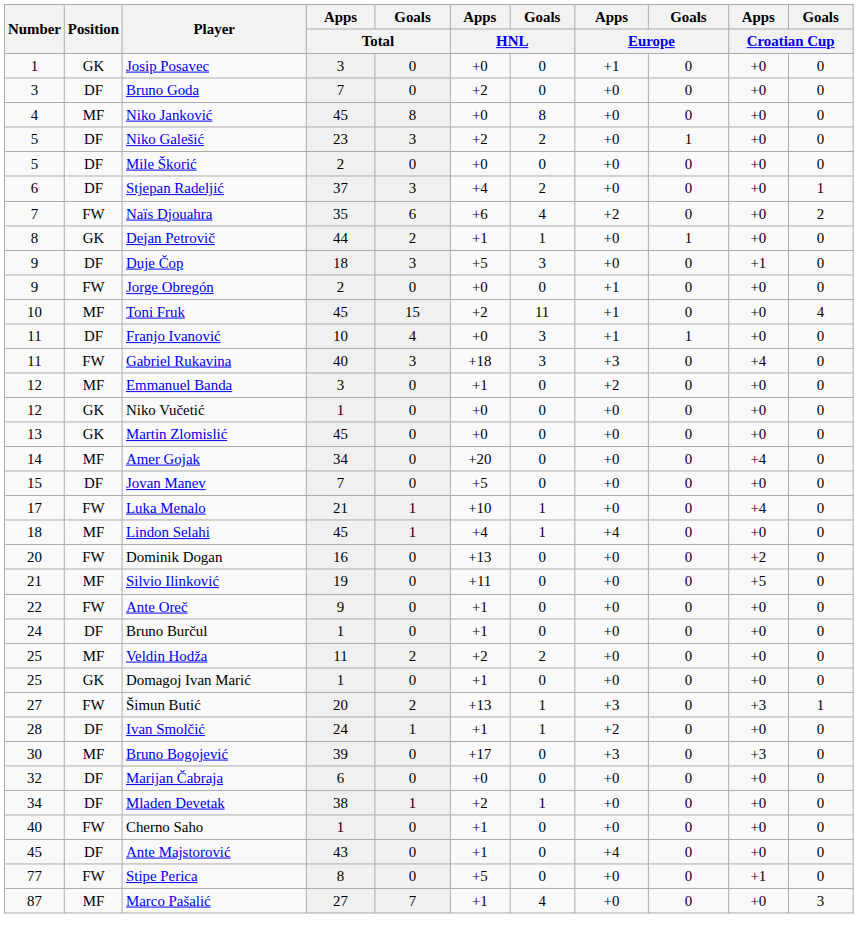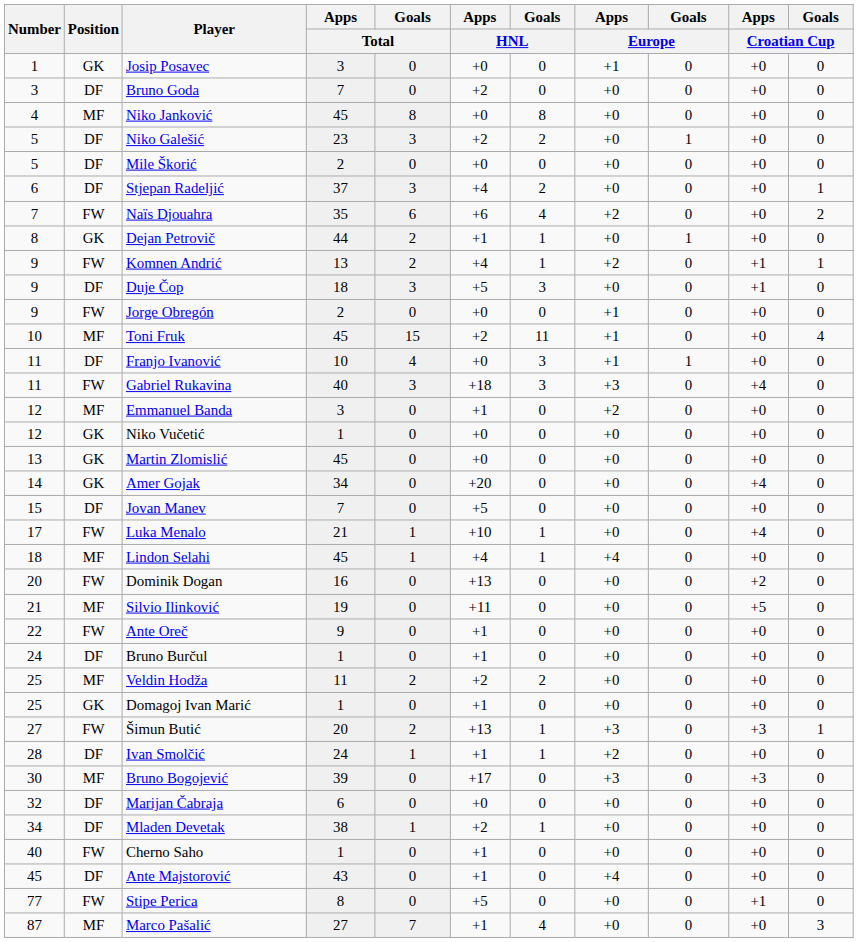+ row: (174, 262)
(93, 459) MF -> (93, 483) GK
